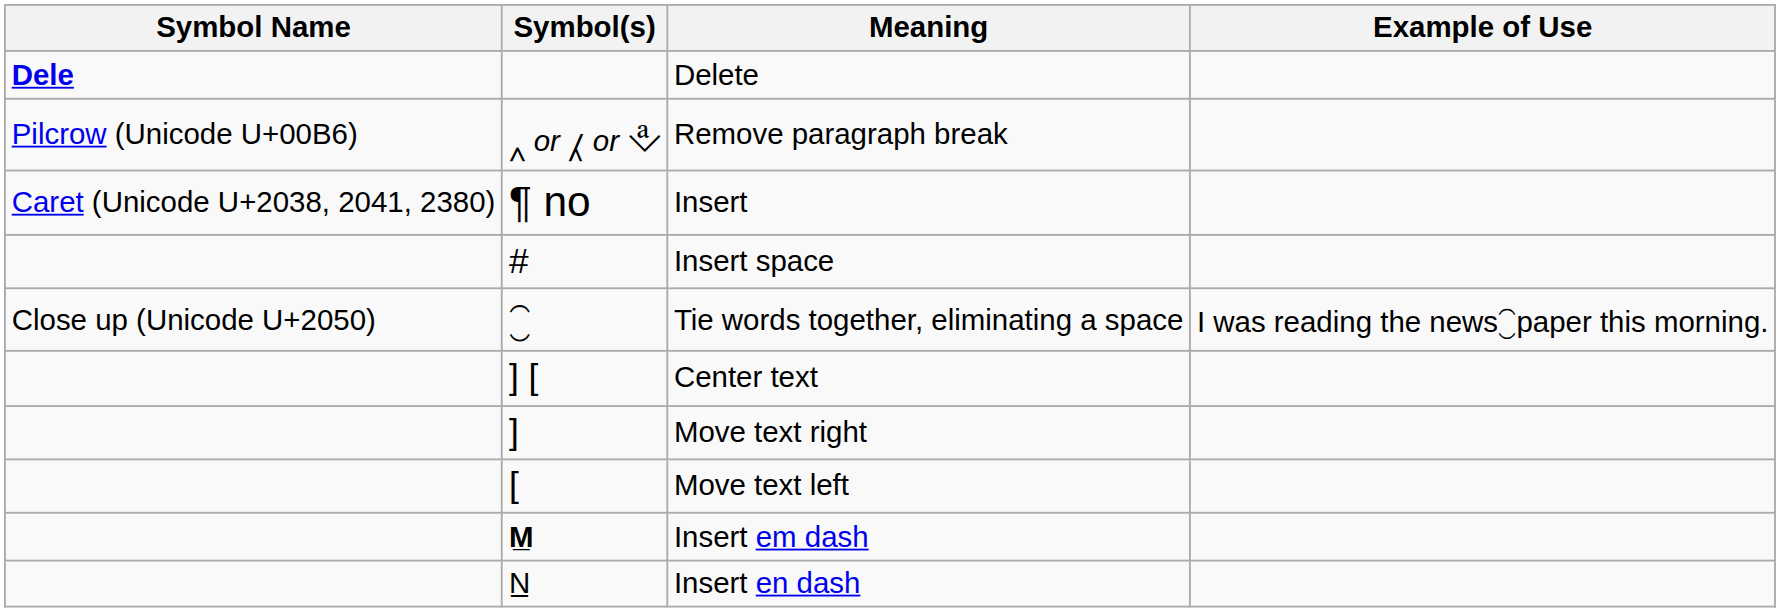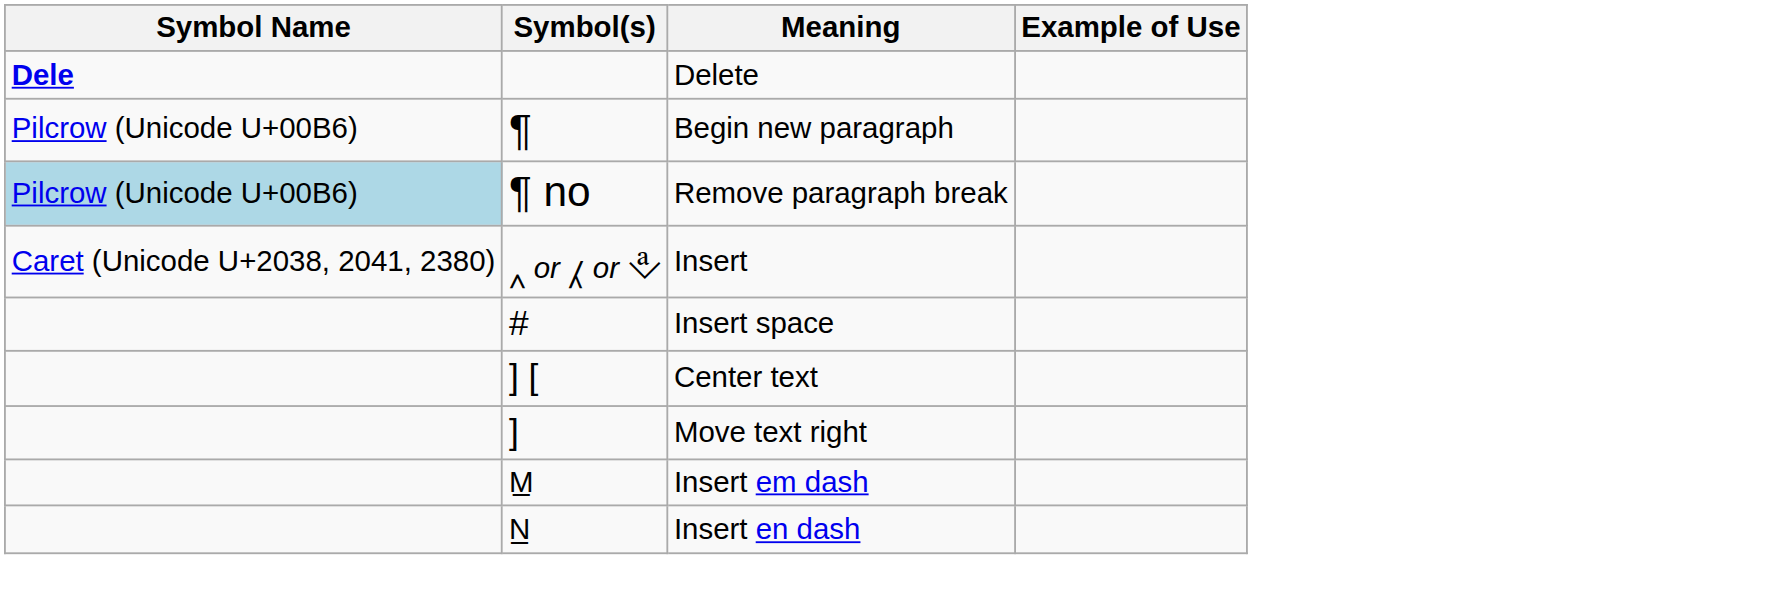+ row: (814, 129)
(185, 134) no background -> (185, 192) lightblue background
(585, 136) ‸ or ⁁ or ⎀ -> (550, 192) ¶ no
(550, 201) ¶ no -> (585, 263) ‸ or ⁁ or ⎀
- row: (929, 319)
- row: (761, 486)
(521, 536) bold -> (521, 482) normal
